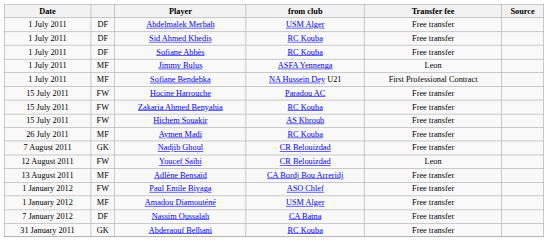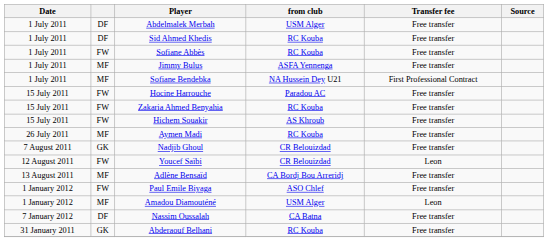(103, 51) DF -> (103, 51) FW
(433, 65) Leon -> (433, 65) Free transfer
(433, 202) Free transfer -> (433, 202) Leon
